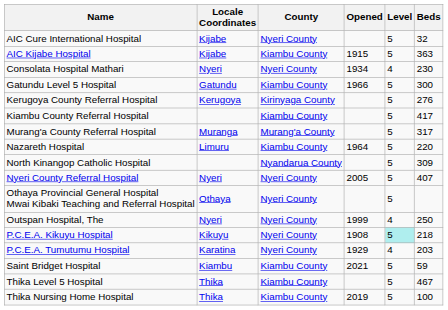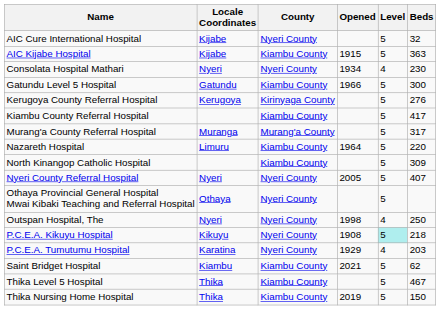(301, 162) Nyandarua County -> (294, 162) Kiambu County
(357, 219) 1999 -> (350, 219) 1998
(422, 266) 59 -> (415, 266) 62
(425, 297) 100 -> (418, 297) 150
